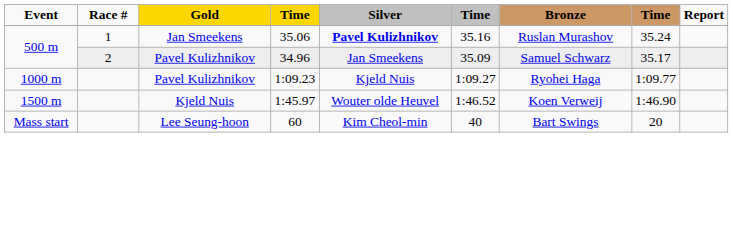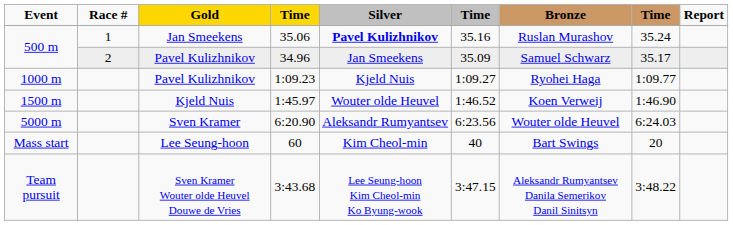+ row: (295, 121)
+ row: (295, 187)
